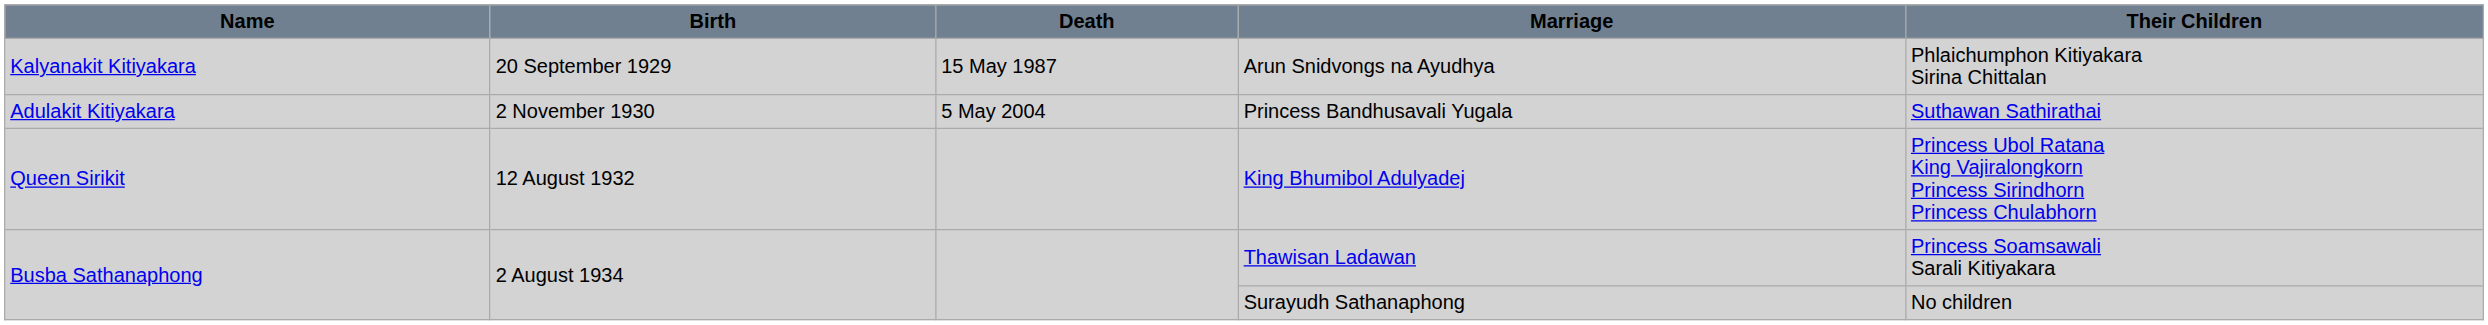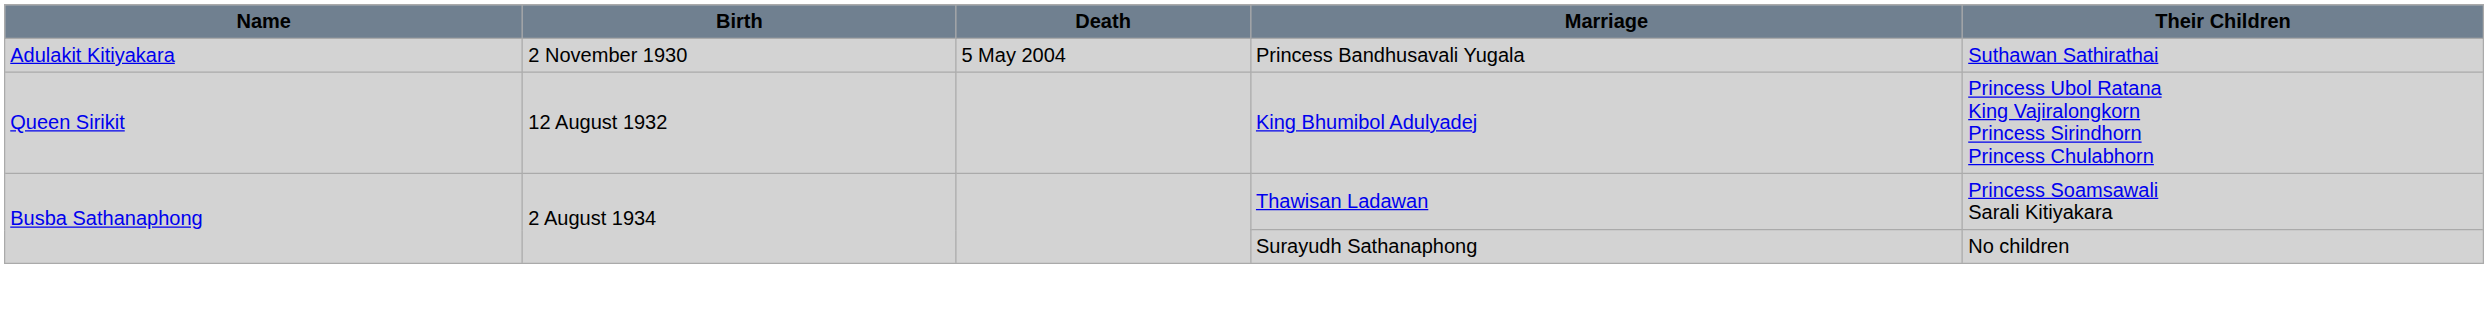- row: (1369, 66)
